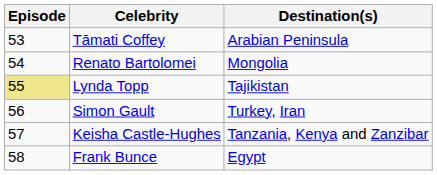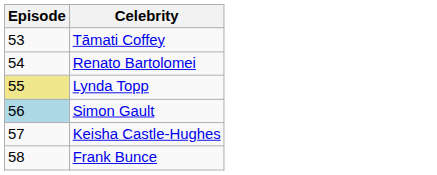- column: (328, 16)
(16, 110) no background -> (16, 110) lightblue background
